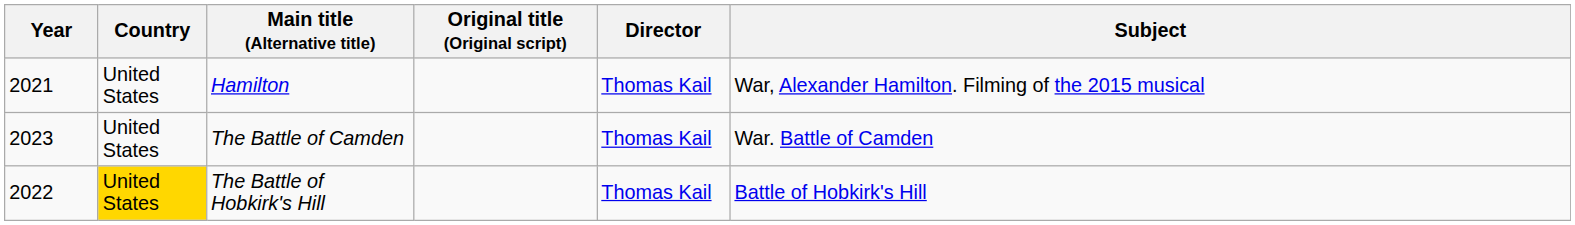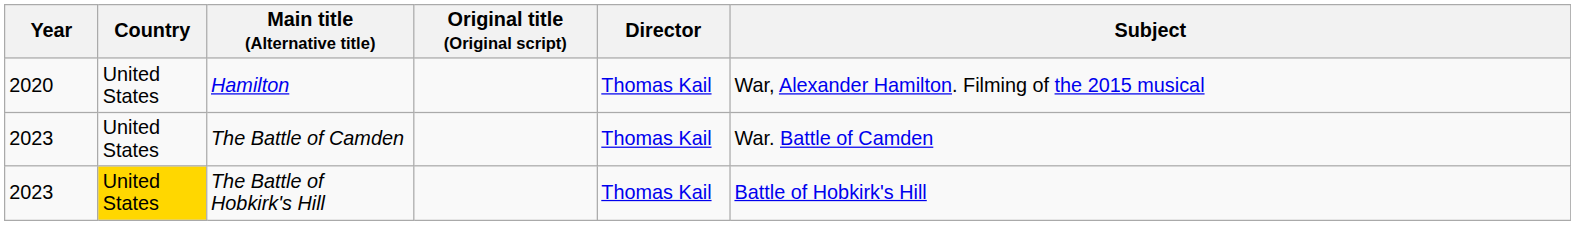(31, 85) 2021 -> (31, 85) 2020
(31, 192) 2022 -> (31, 192) 2023
